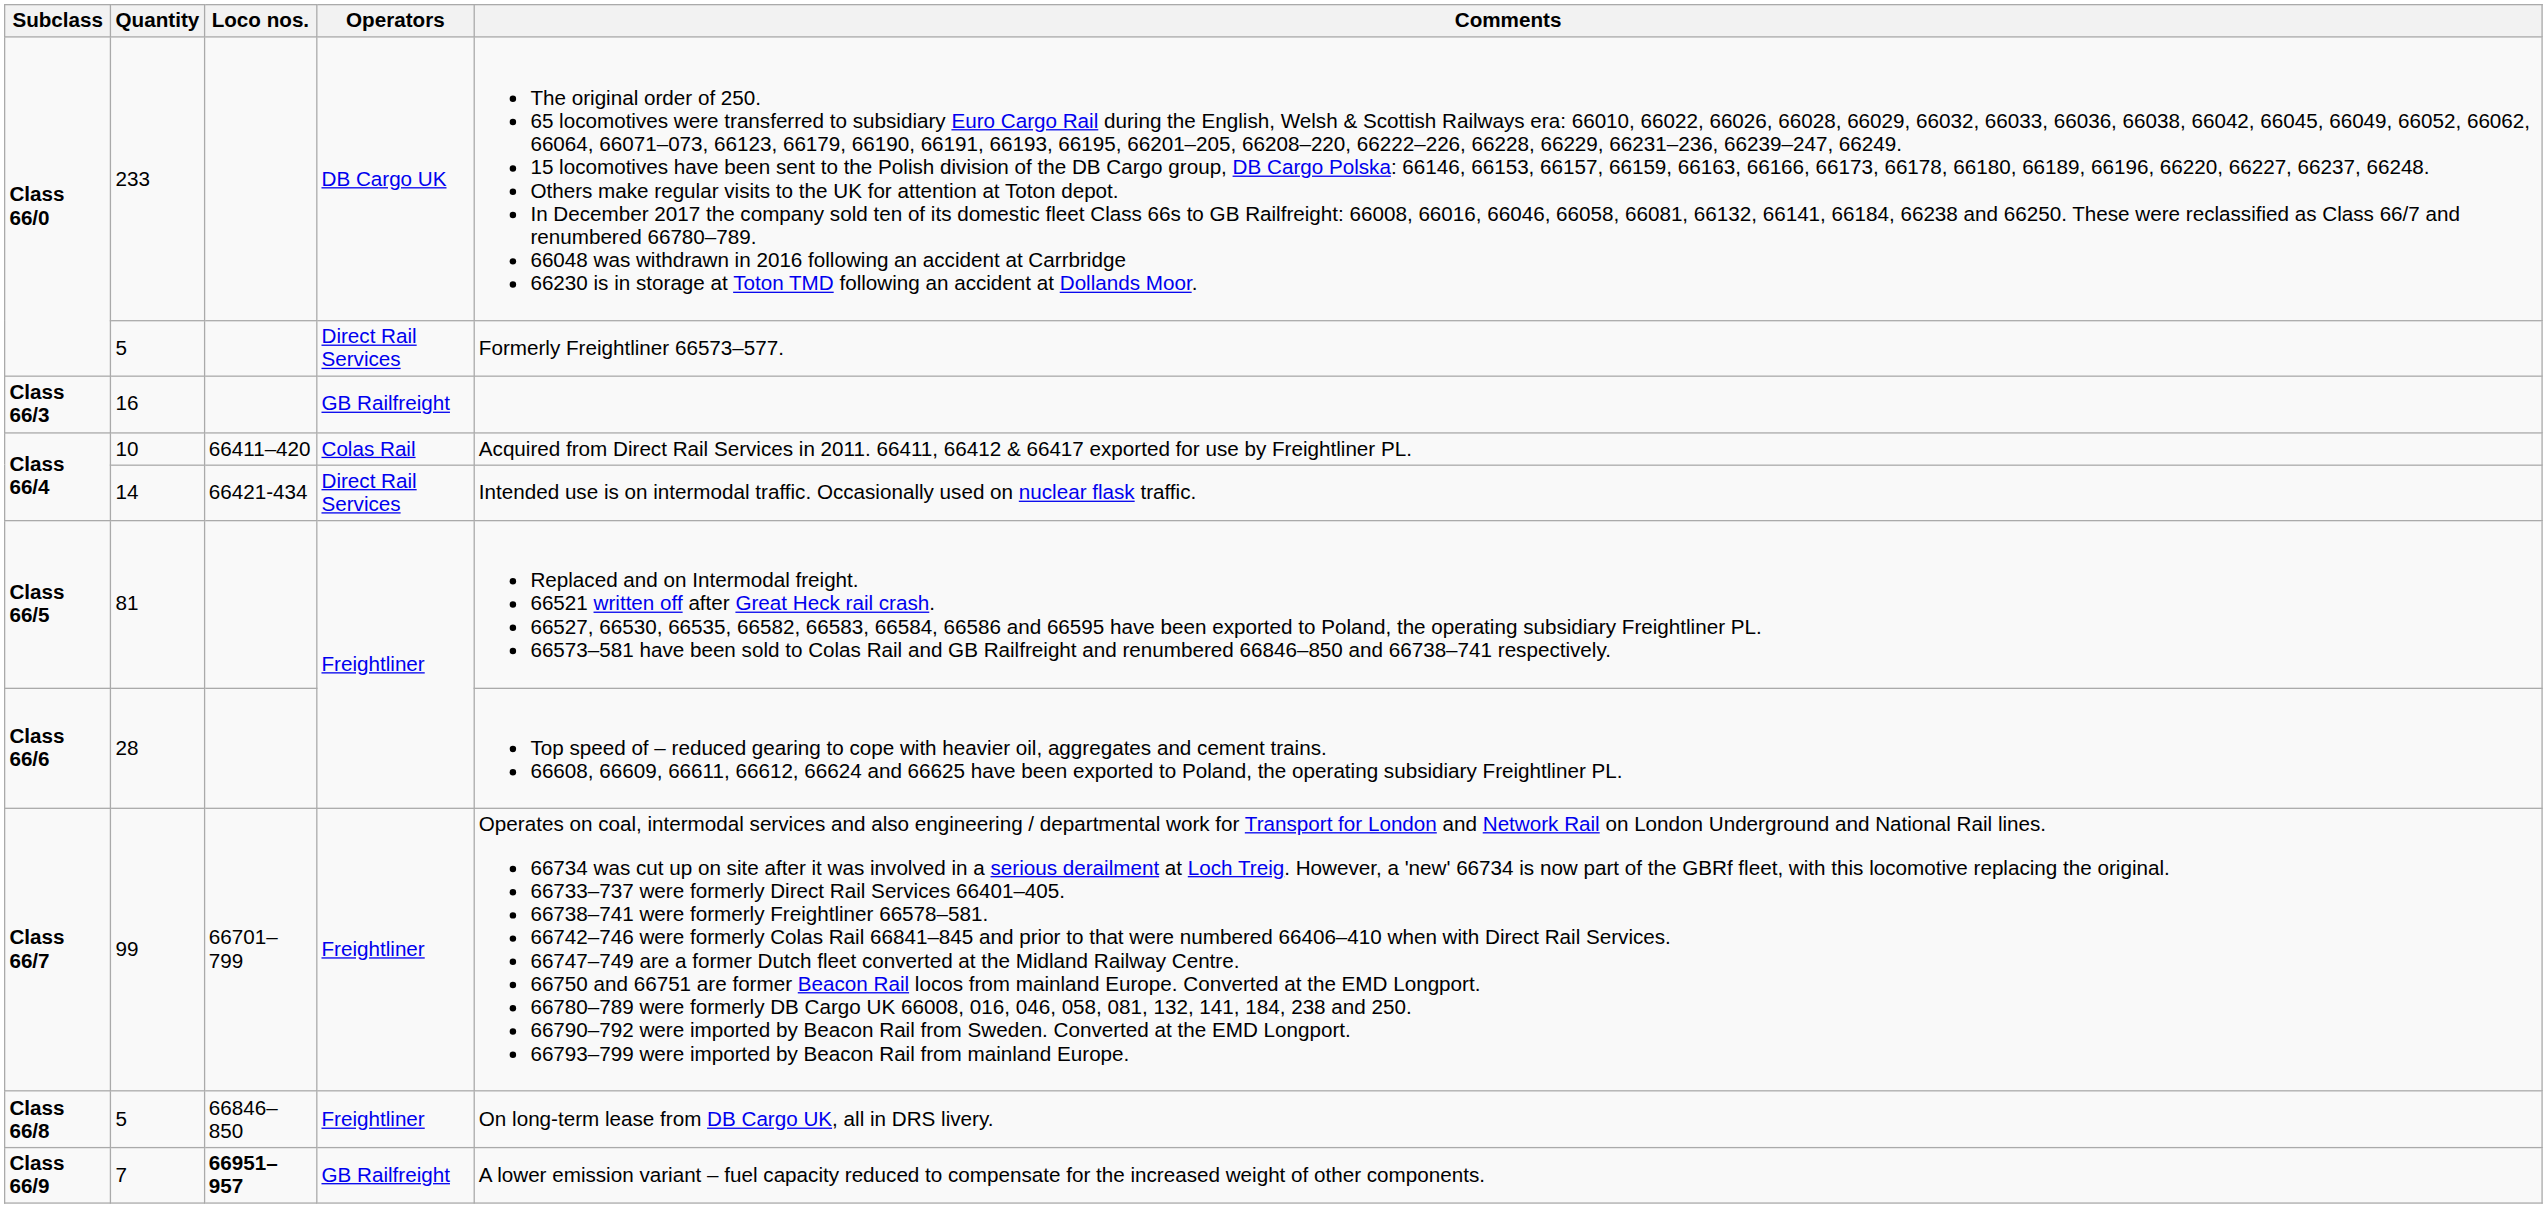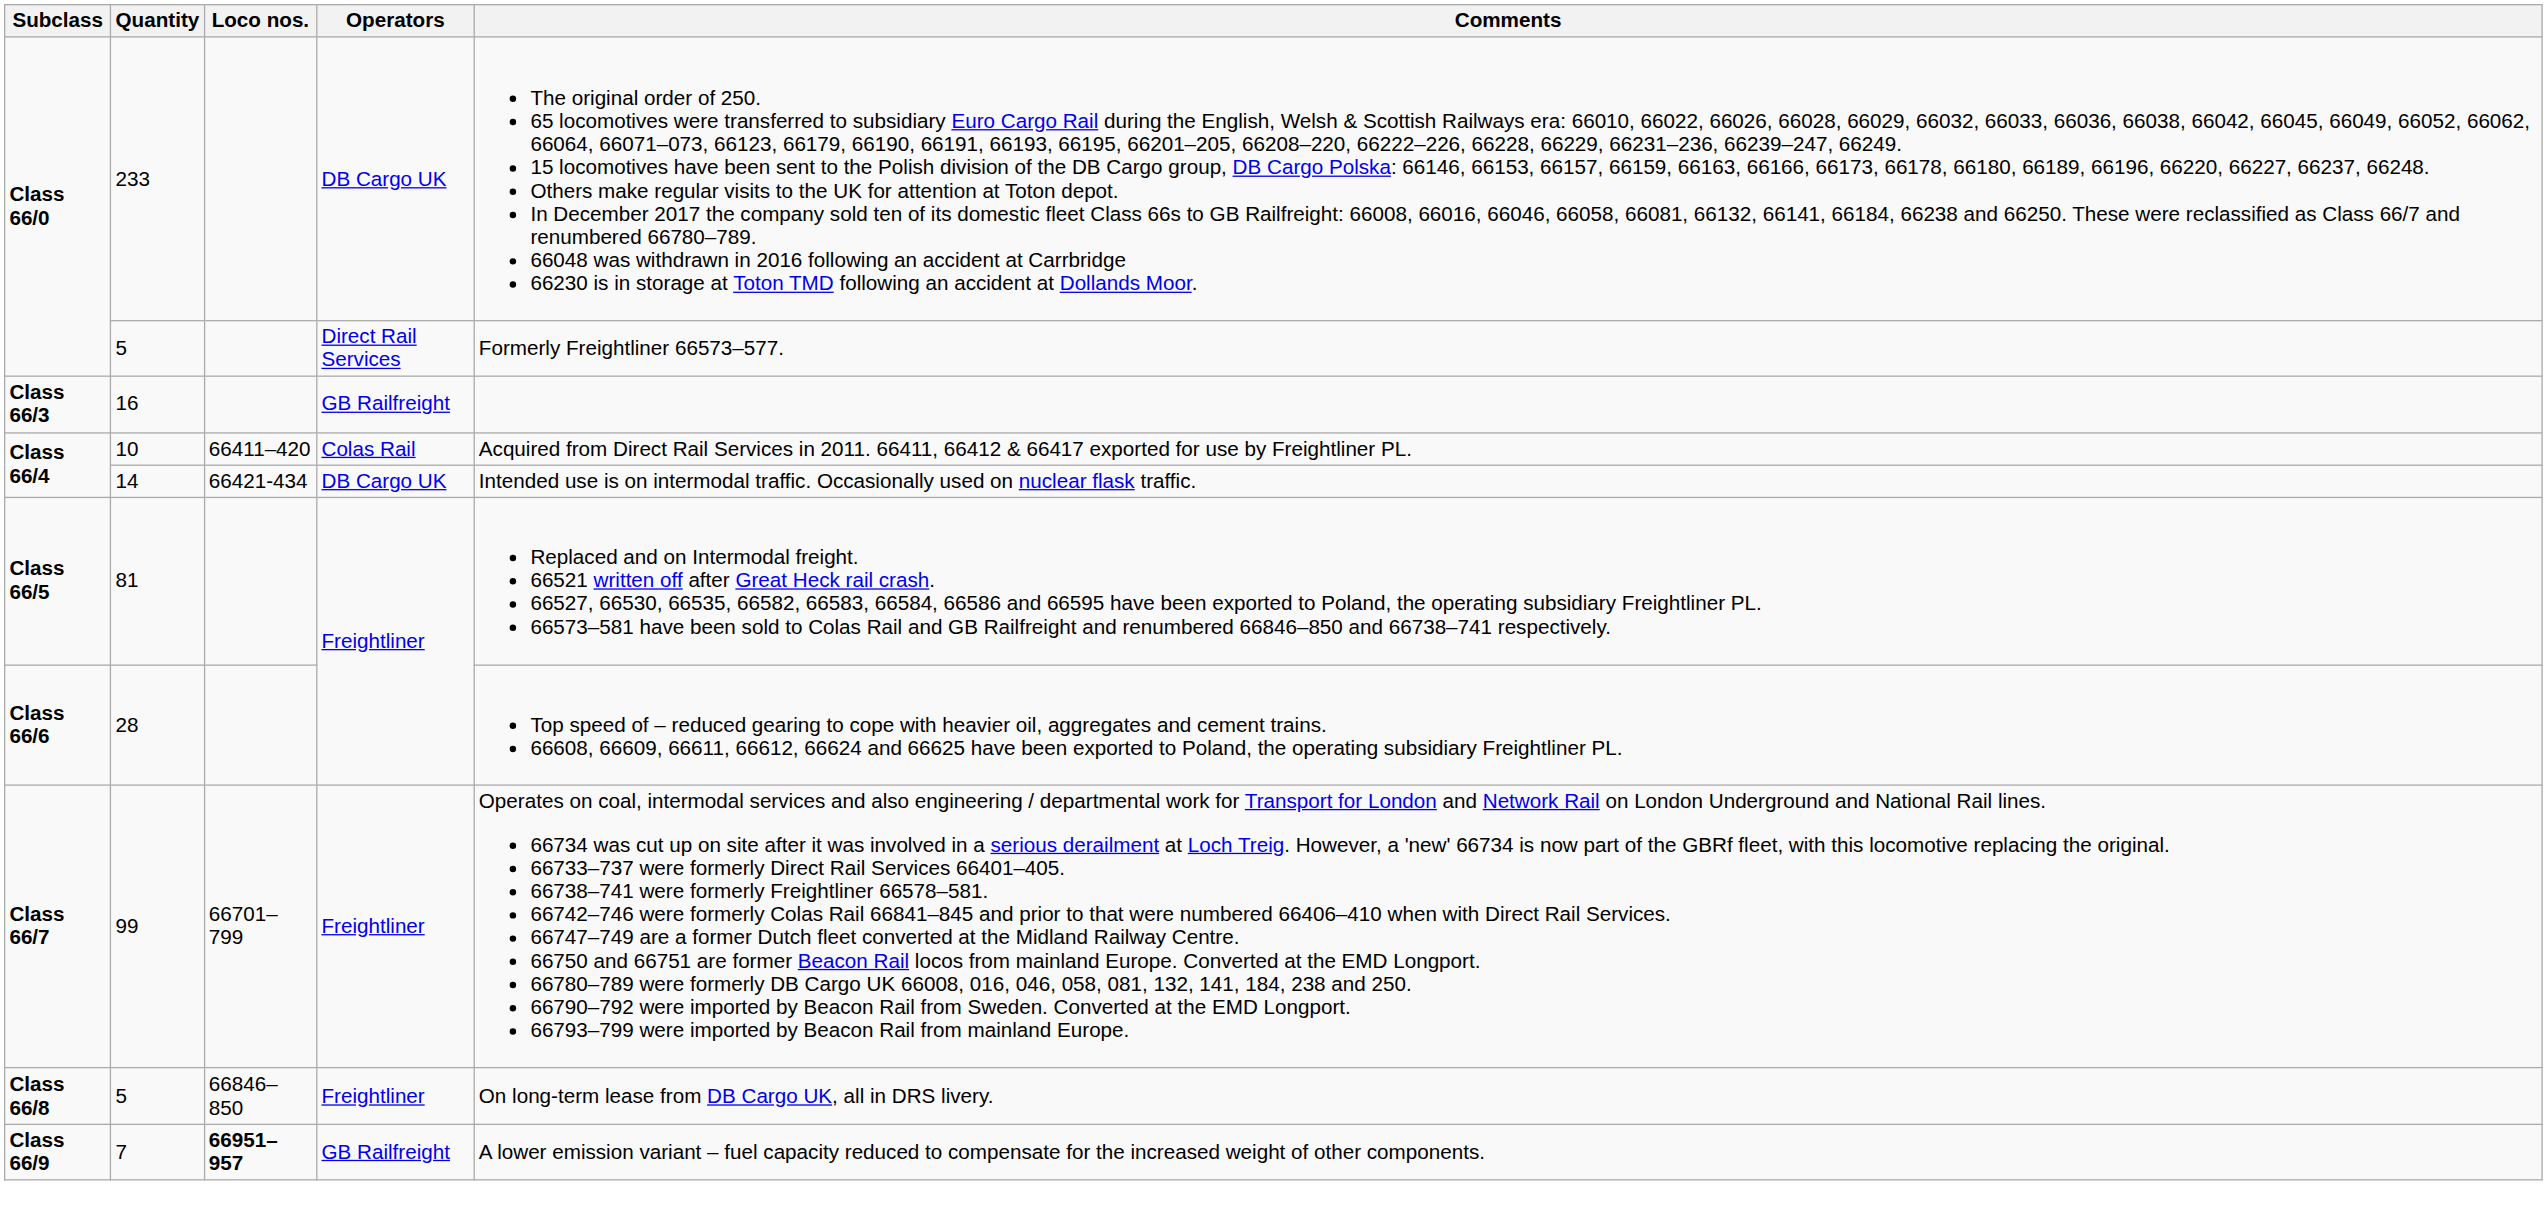(369, 492) Direct Rail Services -> (384, 481) DB Cargo UK
